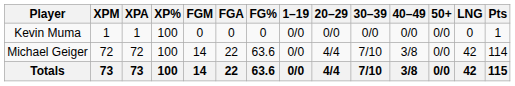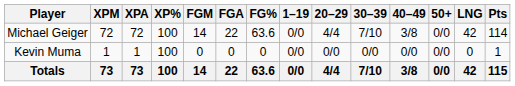rows swapped: (47, 52) <-> (47, 33)
